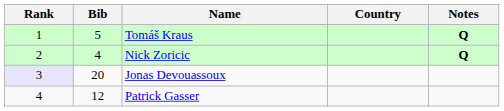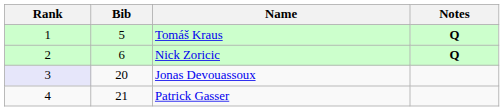- column: (378, 14)
(98, 55) 4 -> (122, 55) 6
(98, 95) 12 -> (122, 95) 21
